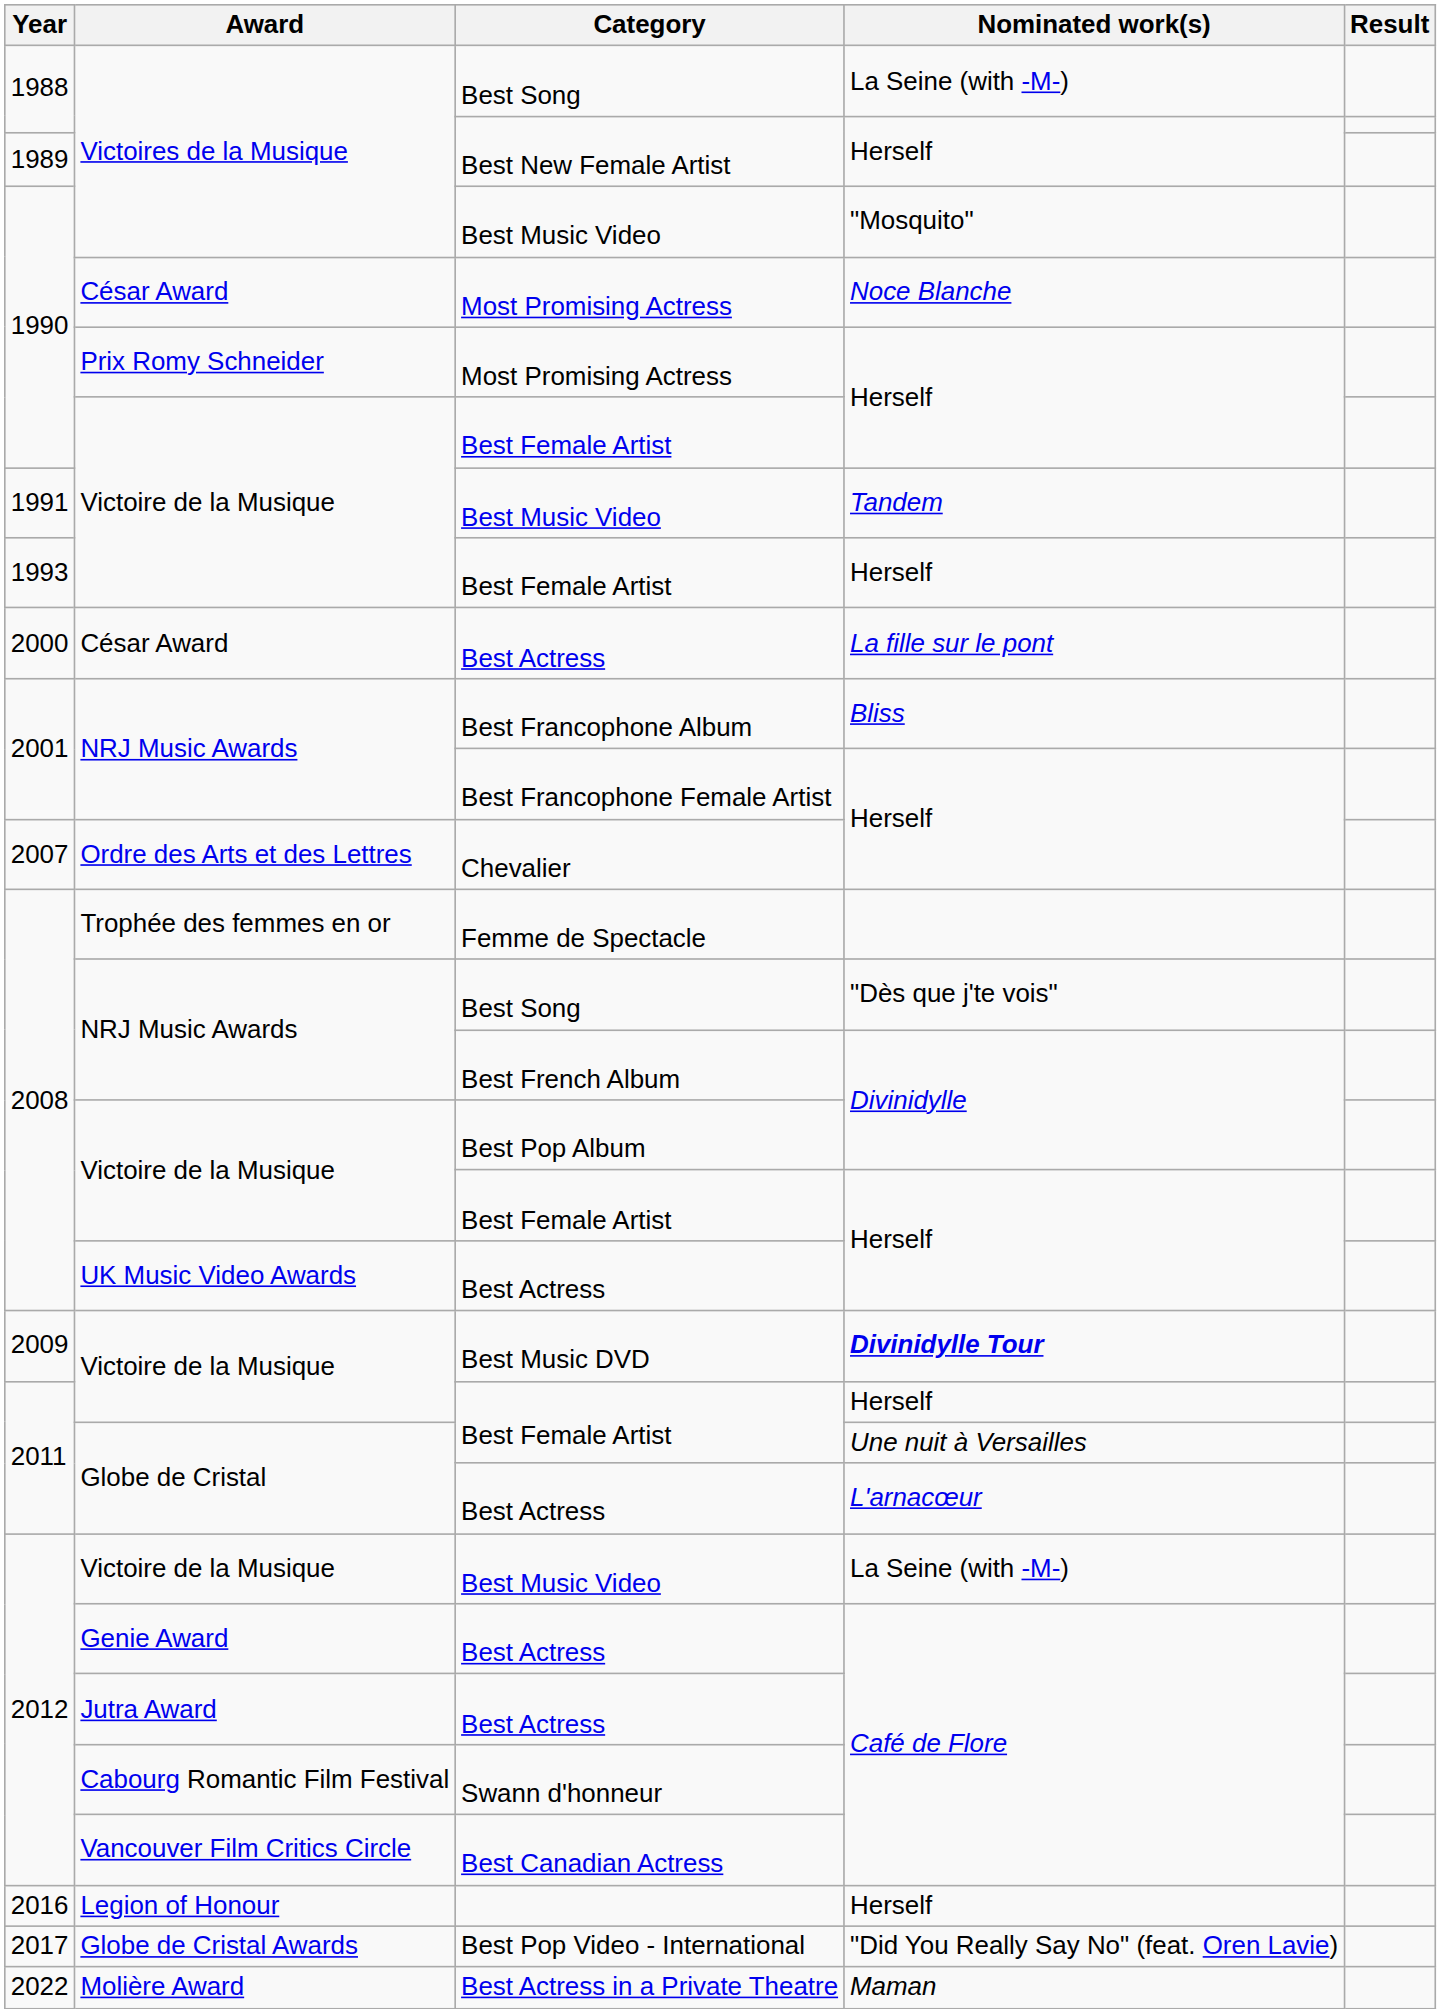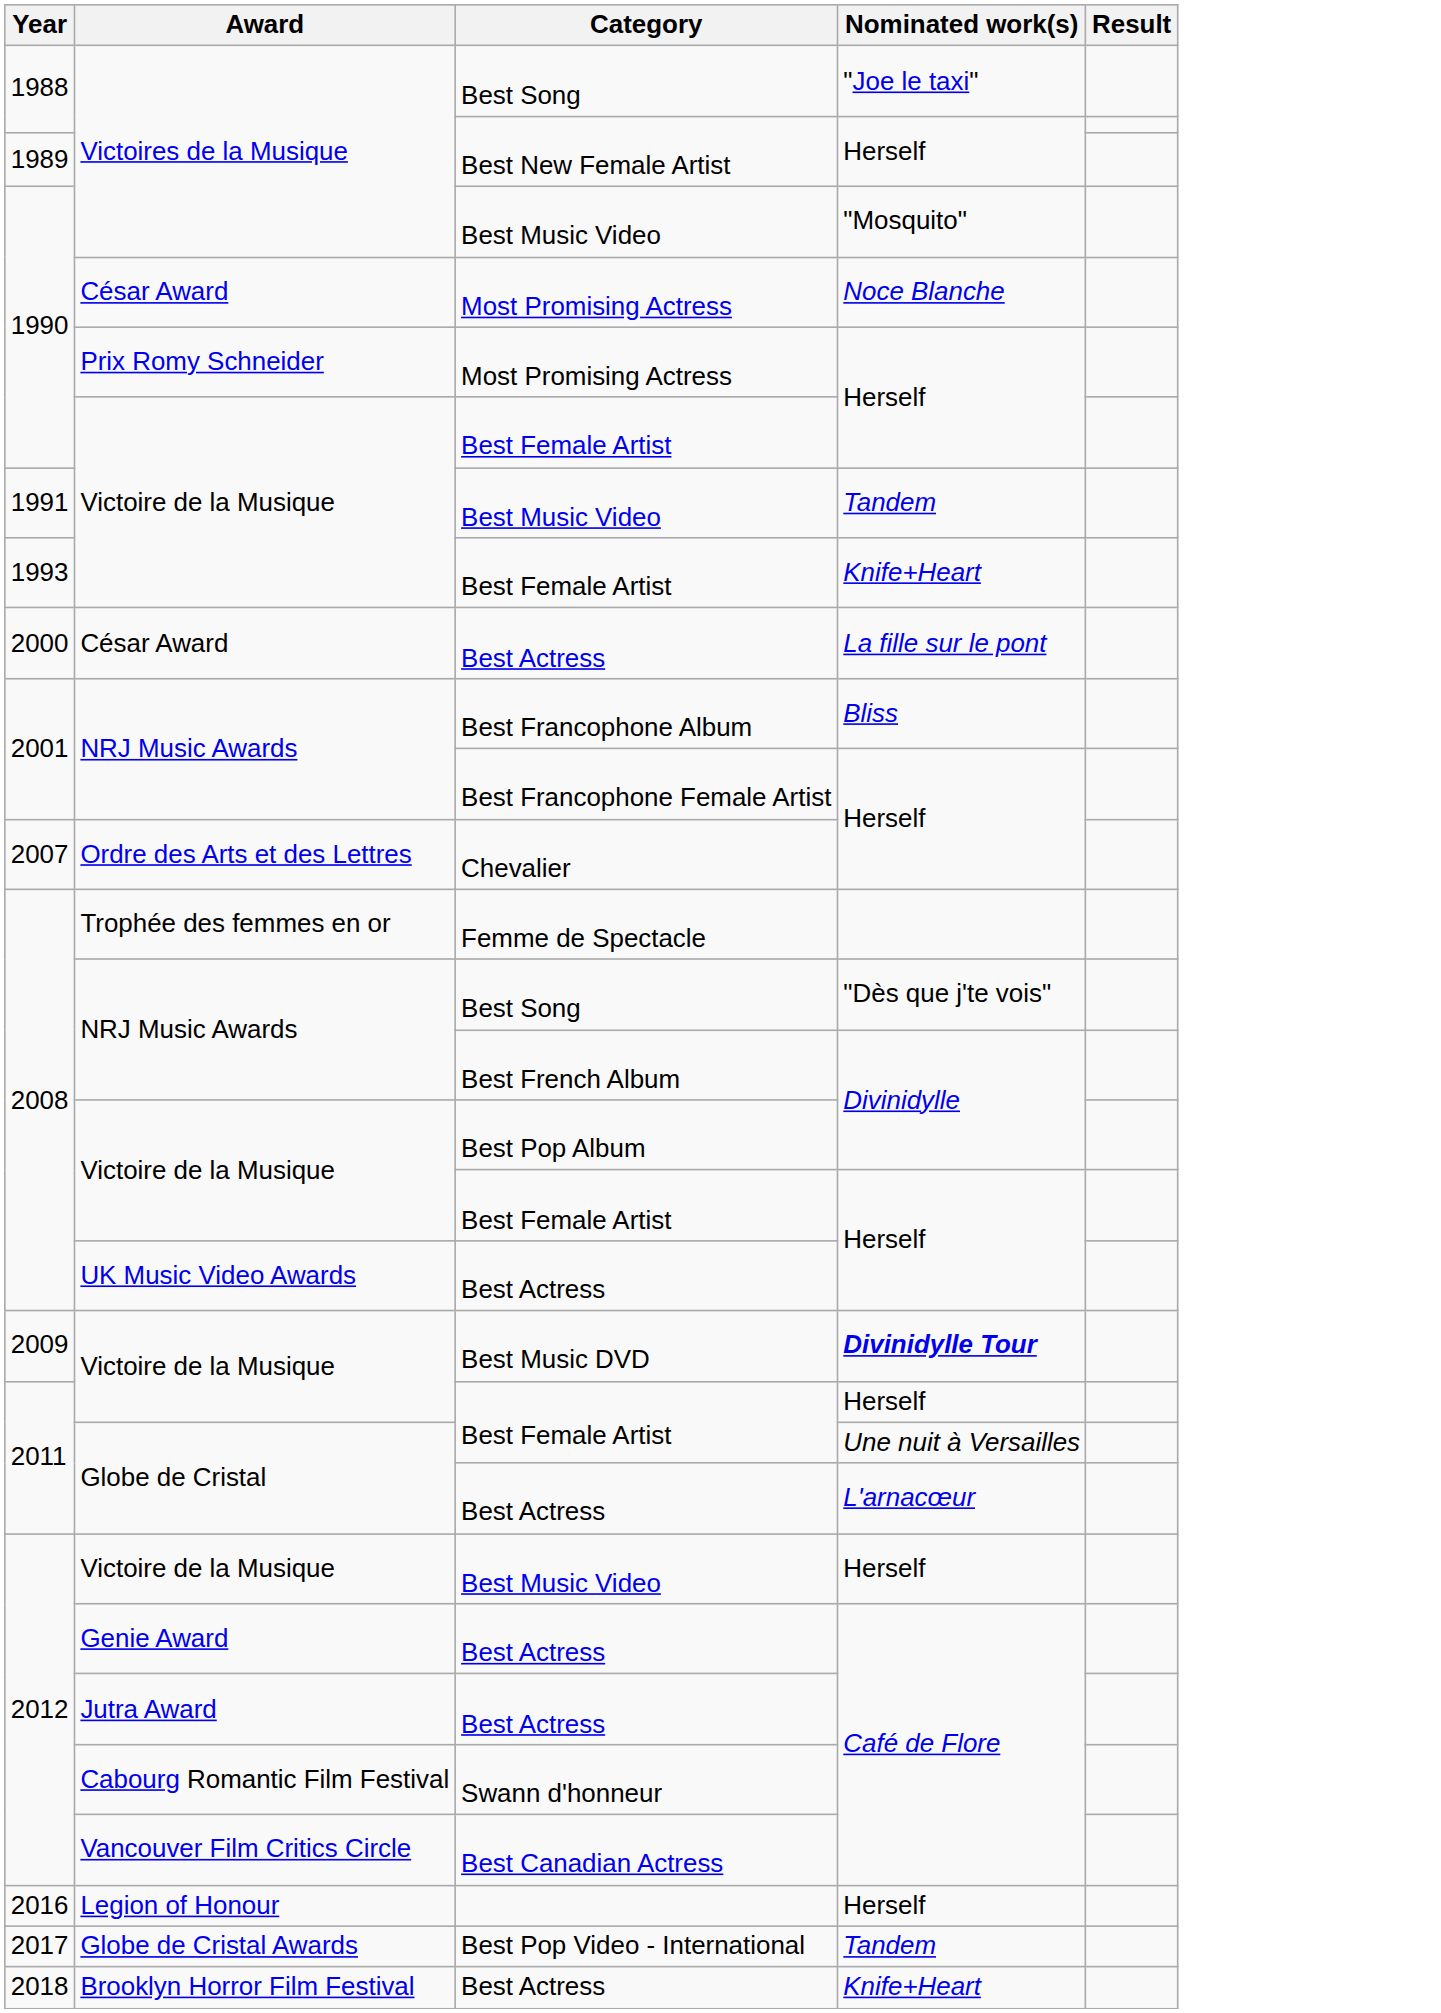(959, 80) La Seine (with ‑M-) -> (911, 80) "Joe le taxi"
(891, 572) Herself -> (912, 572) Knife+Heart
(959, 1568) La Seine (with ‑M-) -> (884, 1568) Herself
(1094, 1946) "Did You Really Say No" (feat. Oren Lavie) -> (890, 1946) Tandem
+ row: (40, 1987)
- row: (40, 1987)
